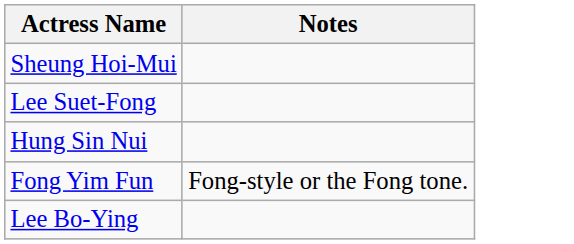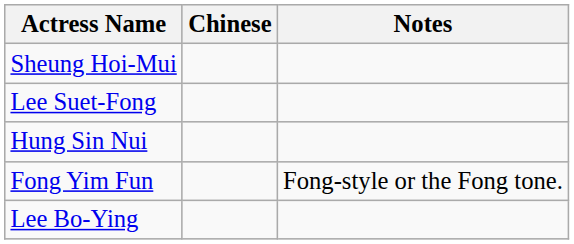+ column: (230, 24)
